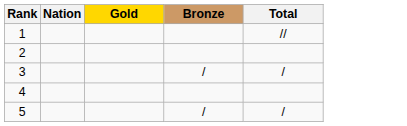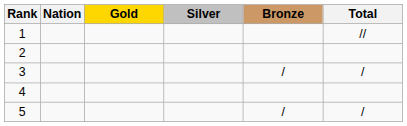+ column: (204, 14)
